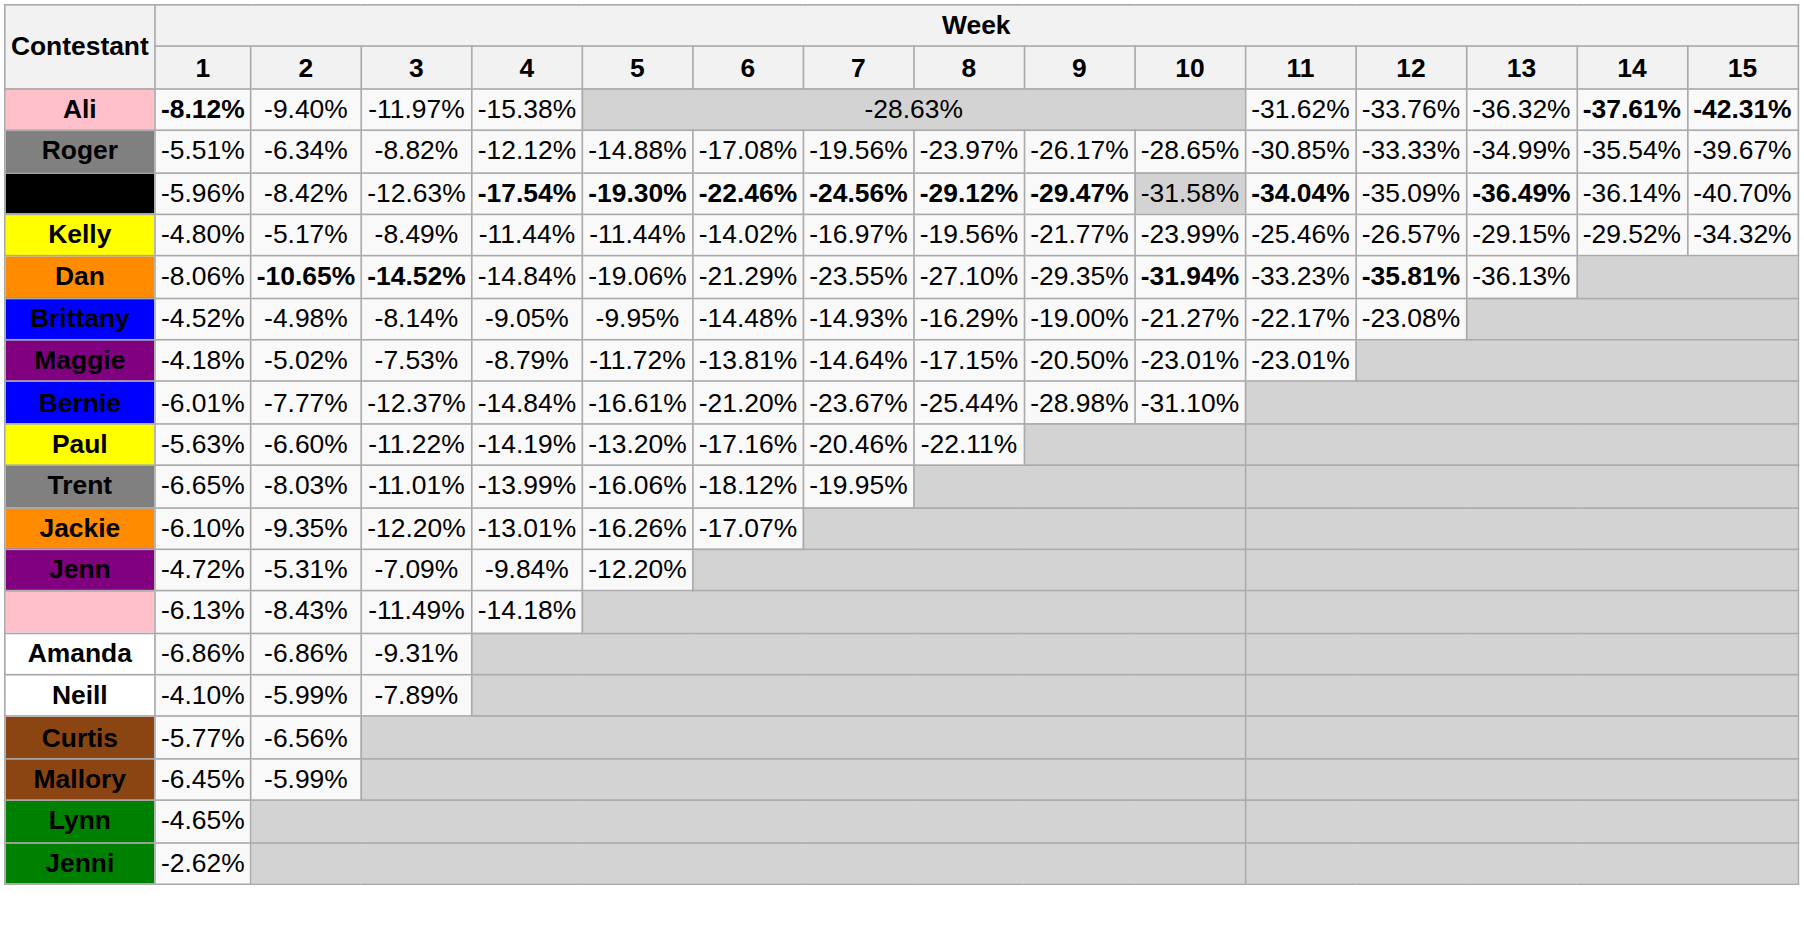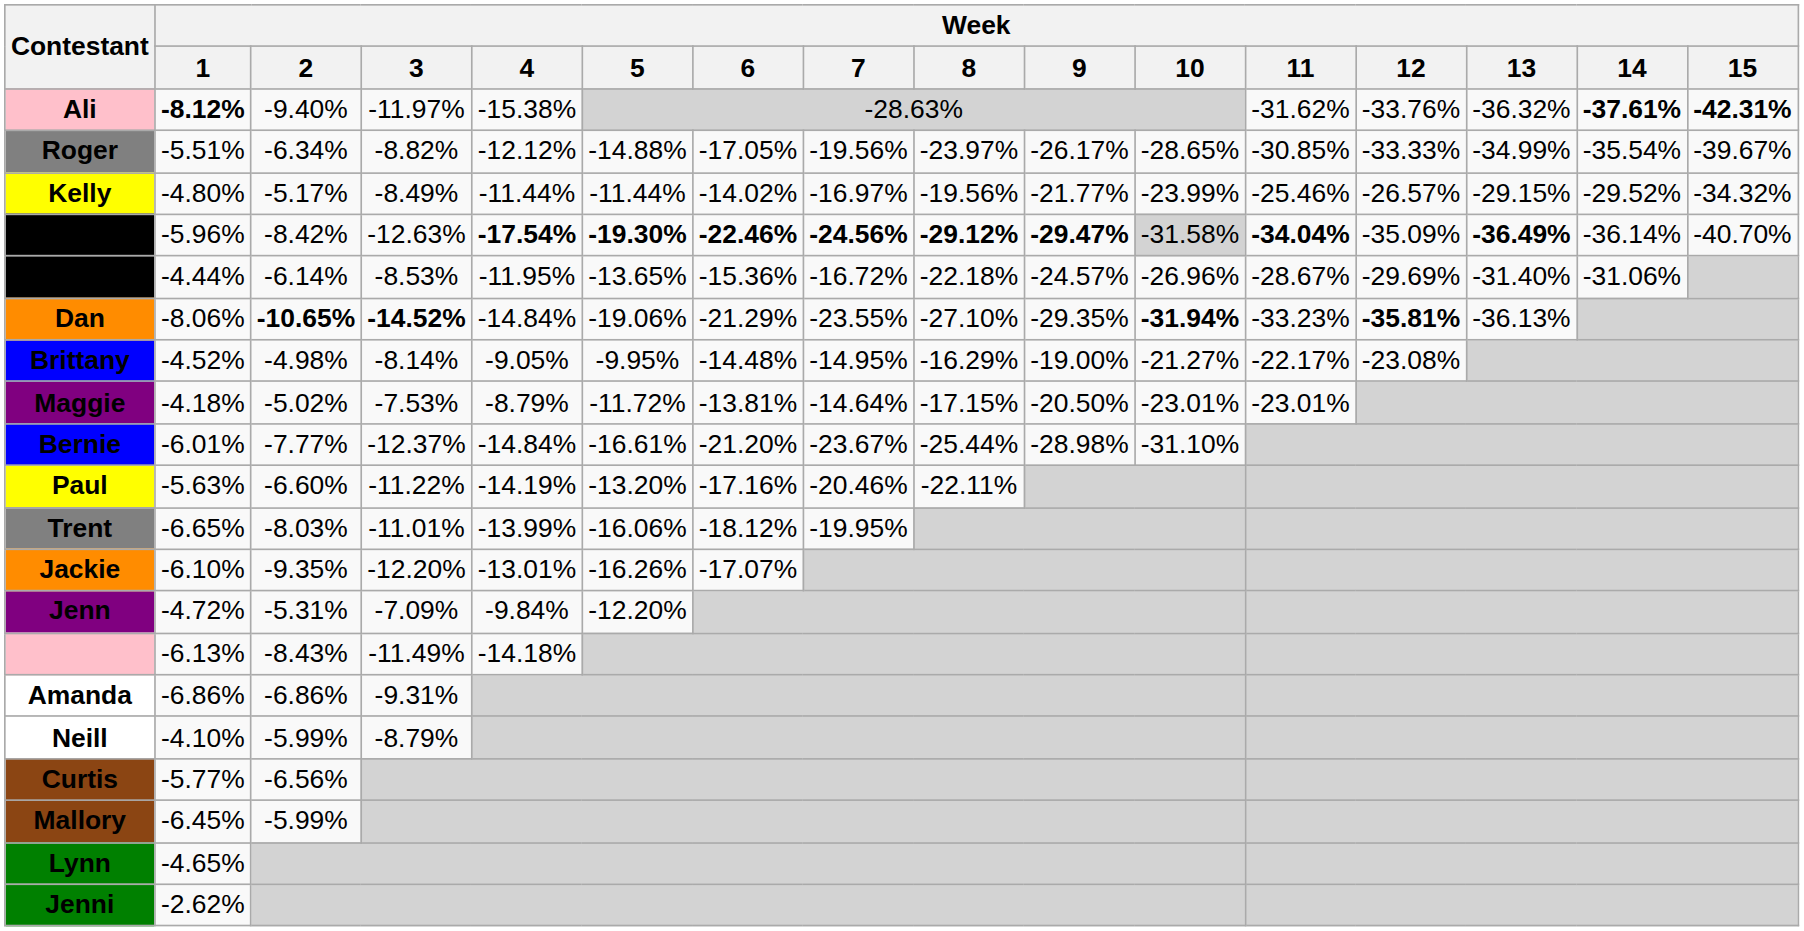(748, 151) -17.08% -> (748, 151) -17.05%
rows swapped: (80, 234) <-> (80, 192)
+ row: (80, 276)
(858, 318) -14.93% -> (858, 360) -14.95%
(416, 695) -7.89% -> (416, 737) -8.79%
